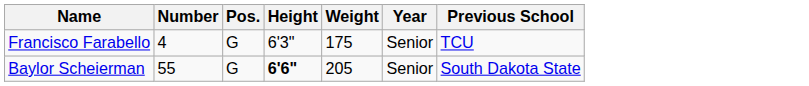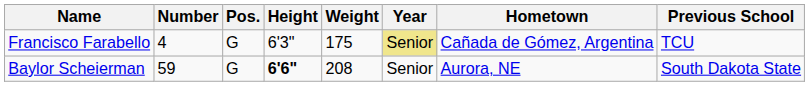+ column: (547, 17)
(410, 42) no background -> (410, 42) khaki background
(167, 68) 55 -> (167, 68) 59
(339, 68) 205 -> (339, 68) 208
